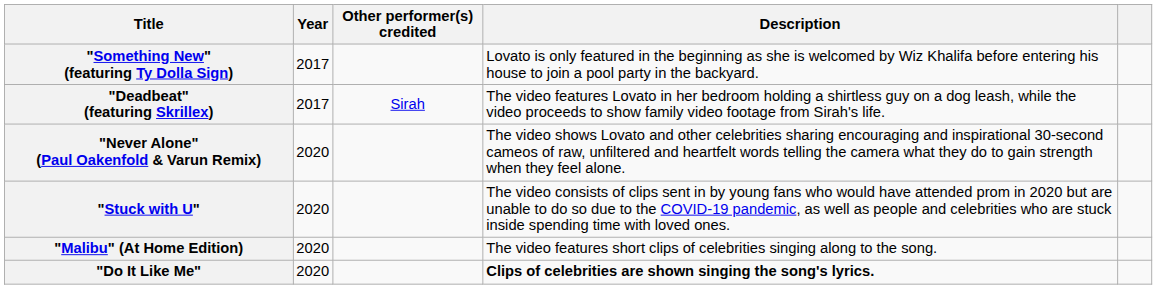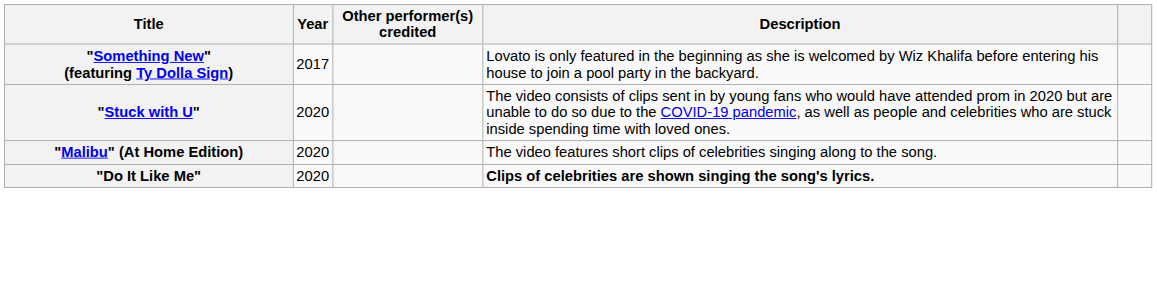- row: (149, 104)
- row: (149, 152)
